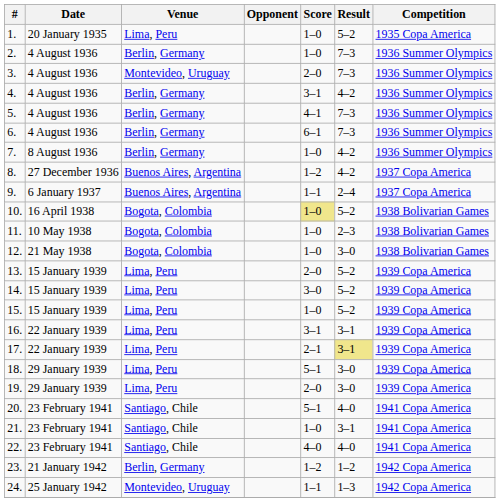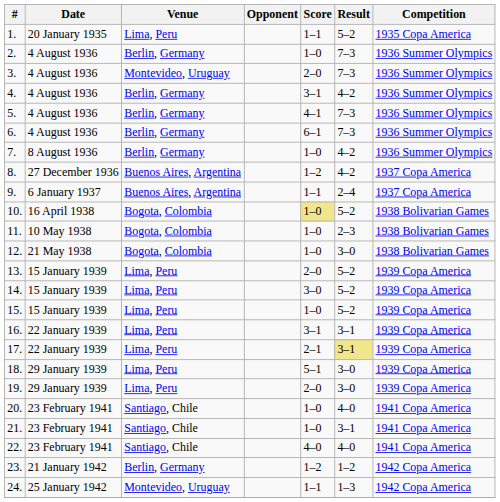(312, 34) 1–0 -> (312, 34) 1–1
(312, 408) 5–1 -> (312, 408) 1–0
